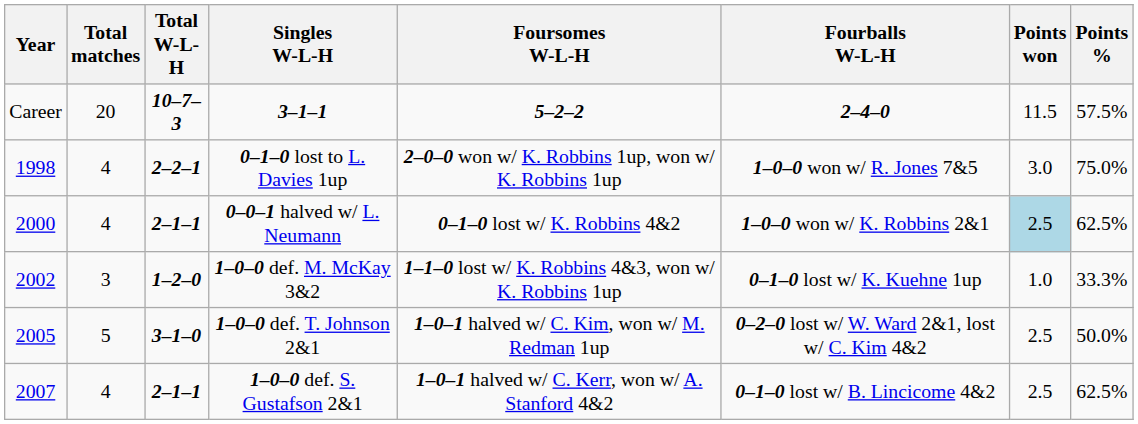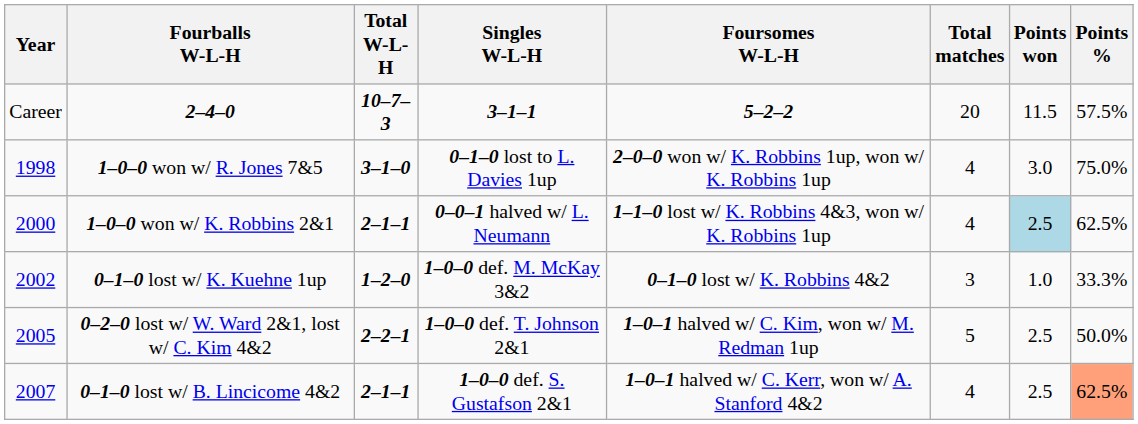columns swapped: (106, 44) <-> (865, 44)
(177, 168) 2–2–1 -> (386, 168) 3–1–0
(559, 224) 0–1–0 lost w/ K. Robbins 4&2 -> (768, 224) 1–1–0 lost w/ K. Robbins 4&3, won w/ K. Robbins 1up
(559, 280) 1–1–0 lost w/ K. Robbins 4&3, won w/ K. Robbins 1up -> (768, 280) 0–1–0 lost w/ K. Robbins 4&2
(177, 335) 3–1–0 -> (386, 335) 2–2–1
(1102, 391) no background -> (1102, 391) lightsalmon background
